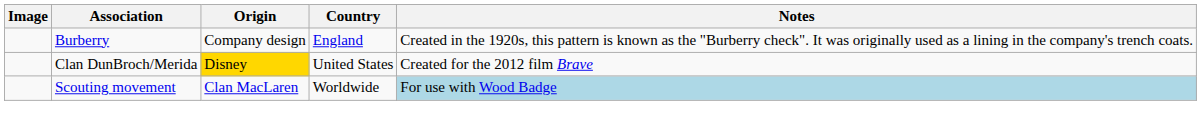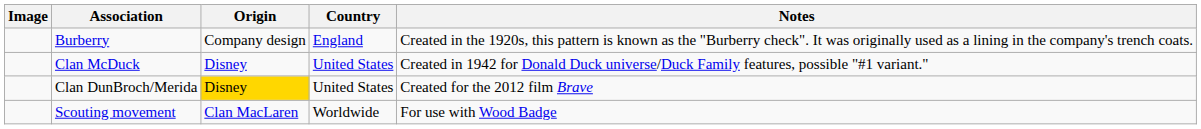+ row: (97, 64)
(479, 87) lightblue background -> (479, 111) no background
